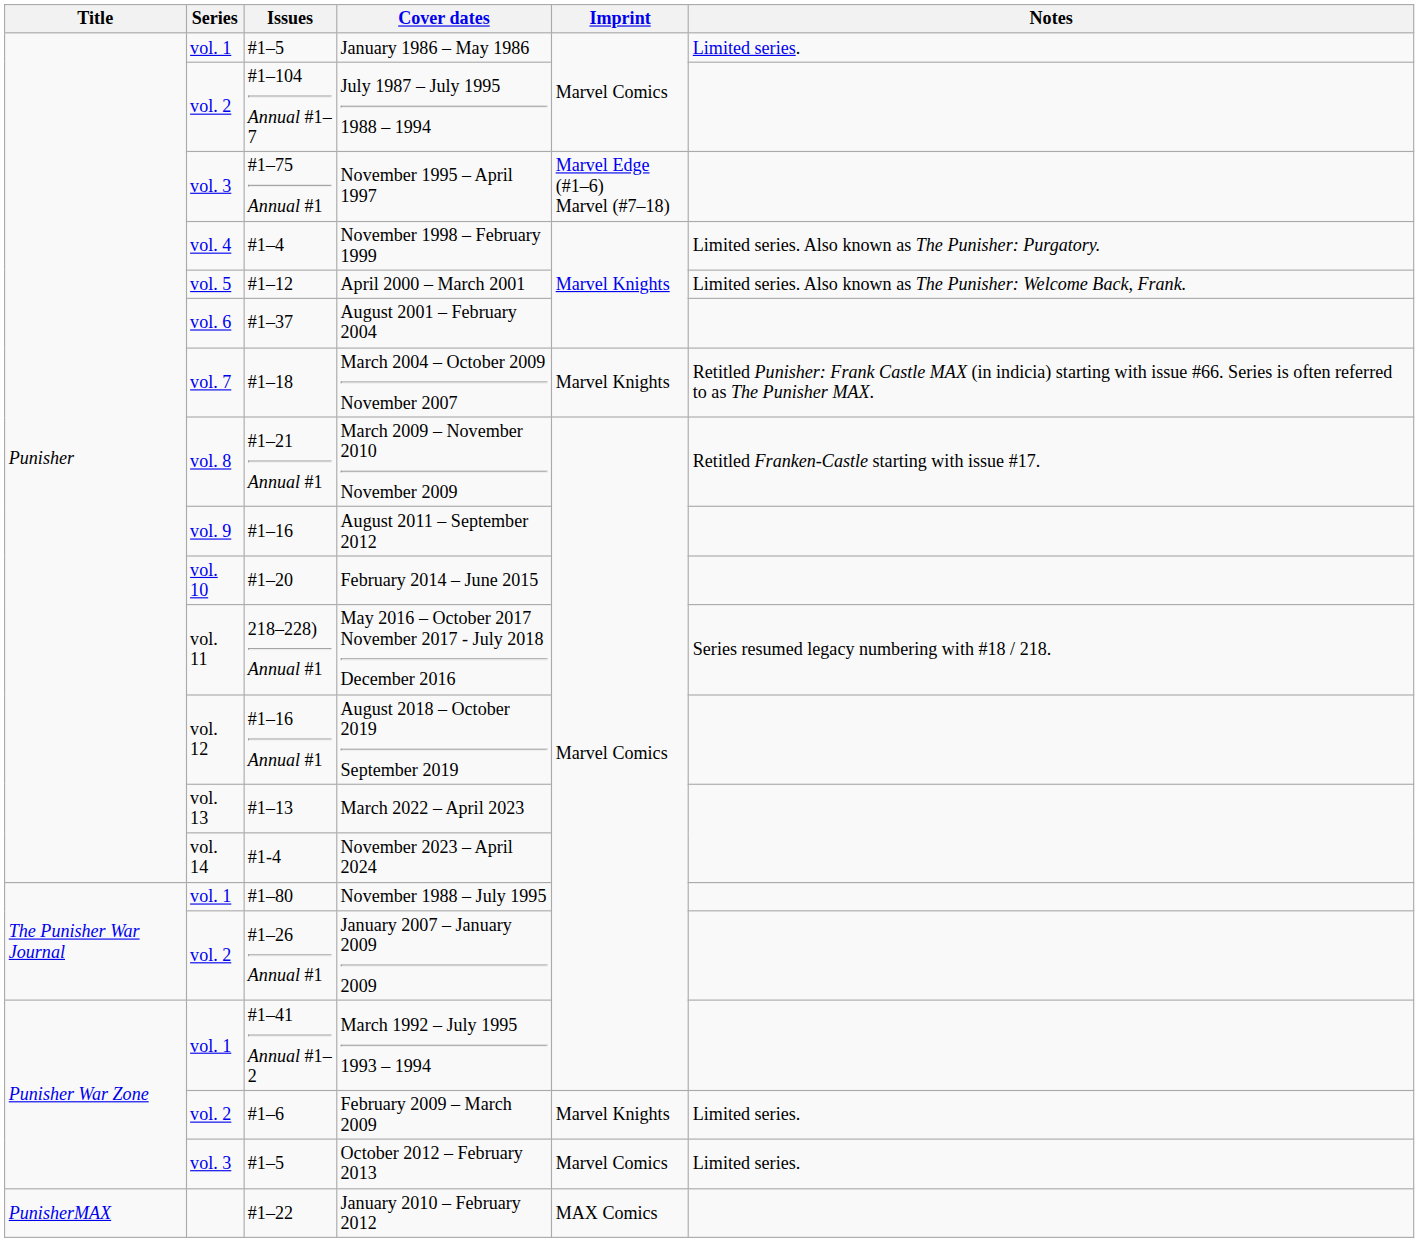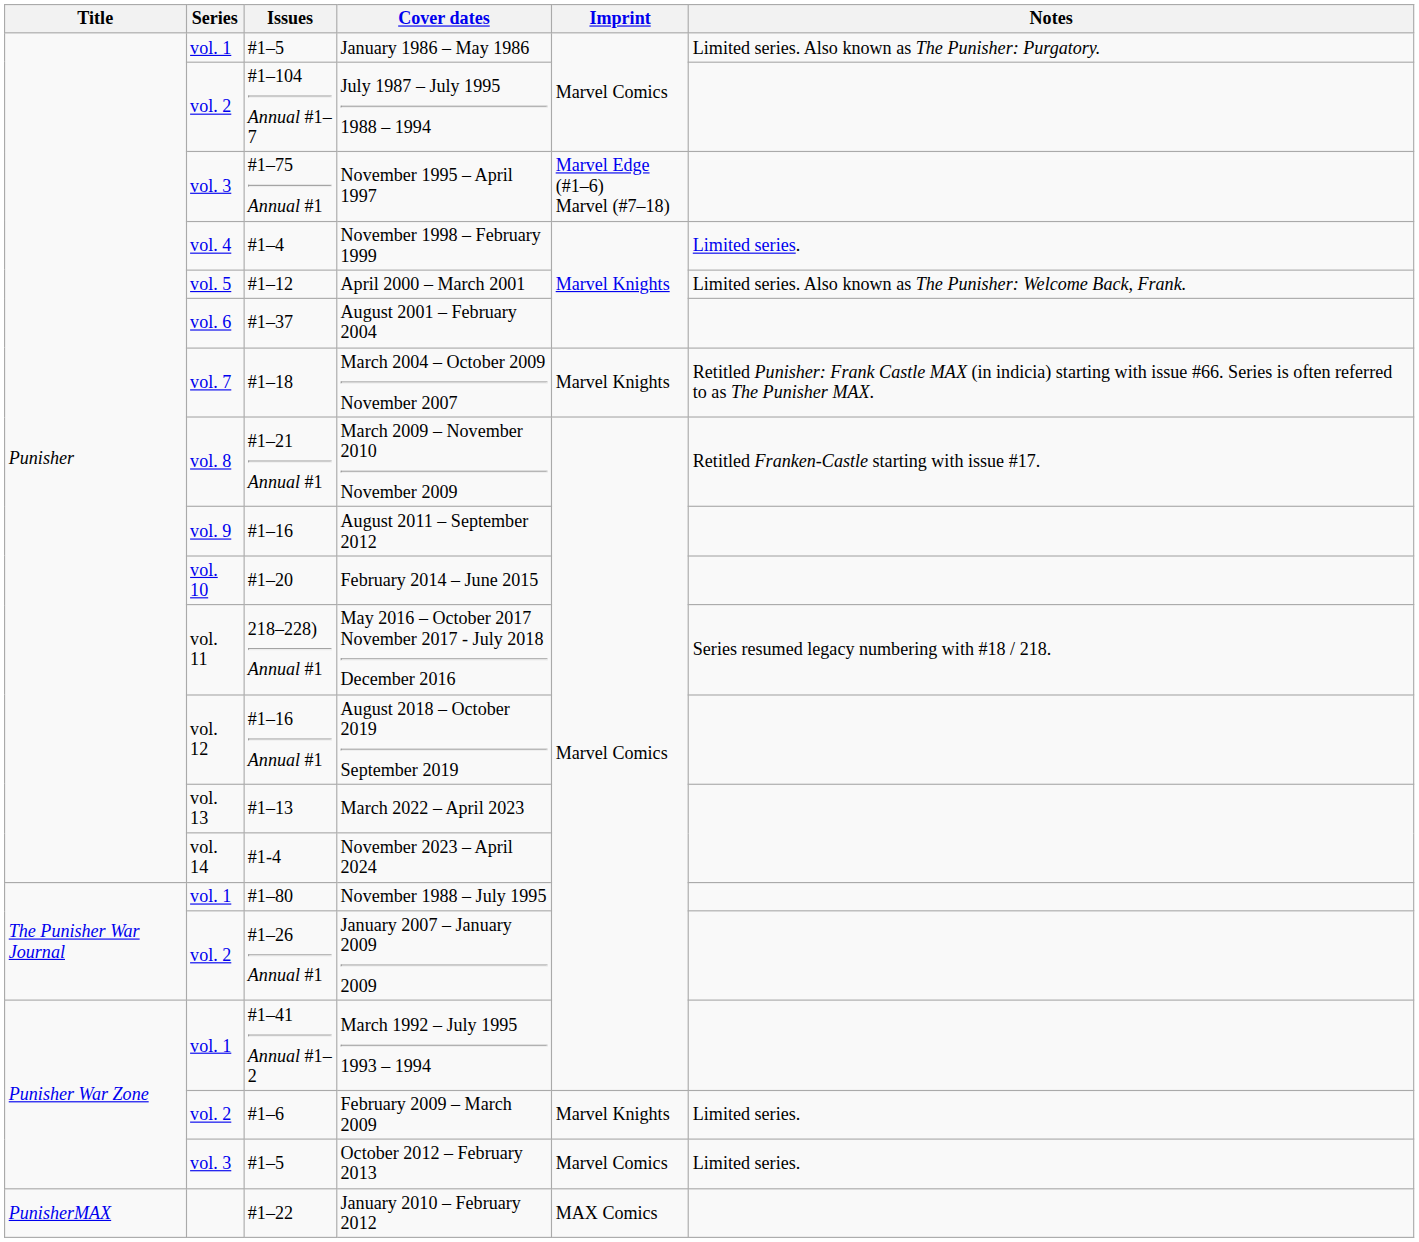(747, 47) Limited series. -> (897, 47) Limited series. Also known as The Punisher: Purgatory.
(897, 245) Limited series. Also known as The Punisher: Purgatory. -> (747, 245) Limited series.
